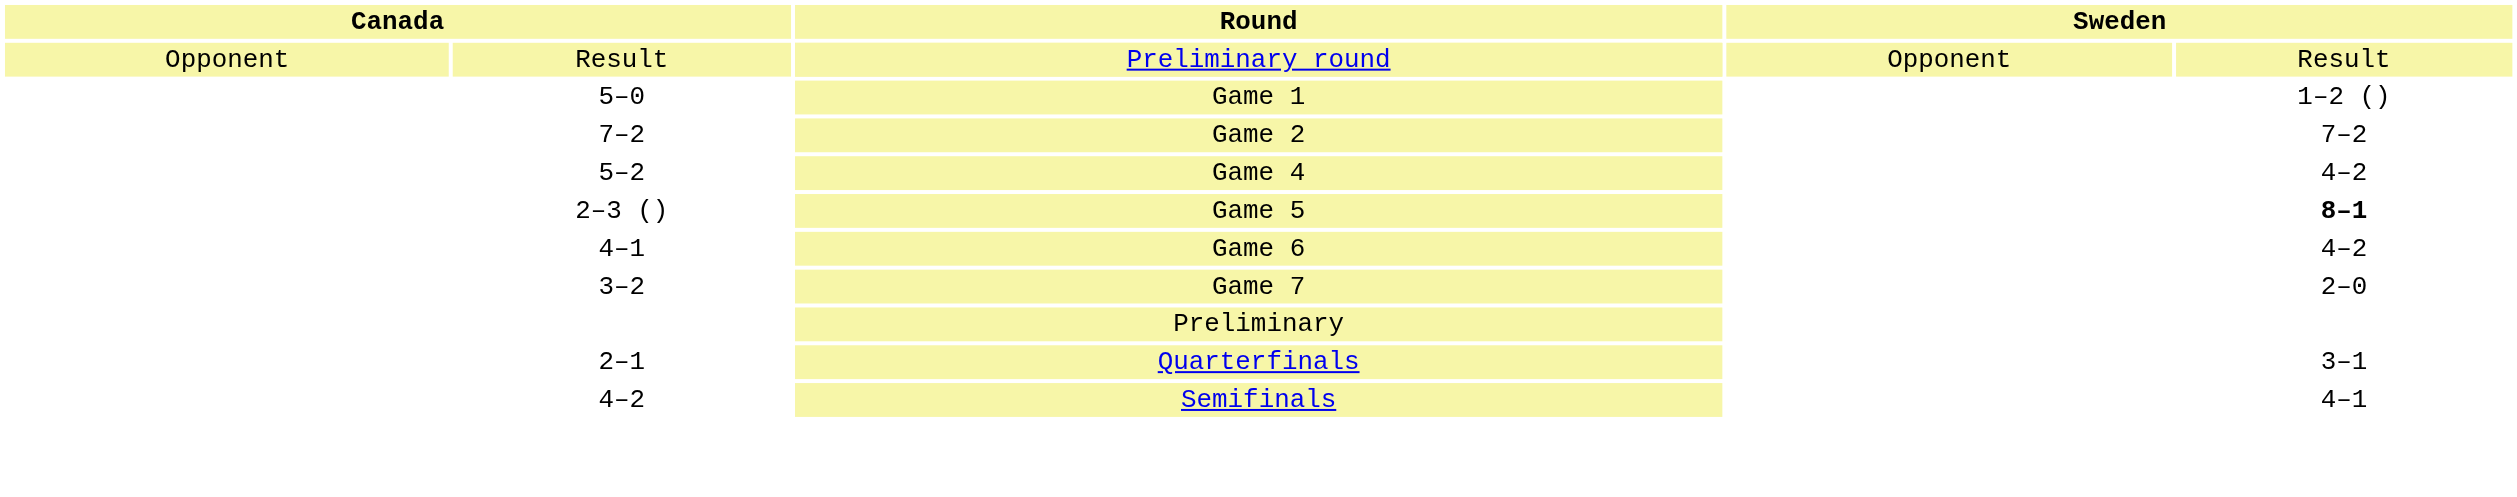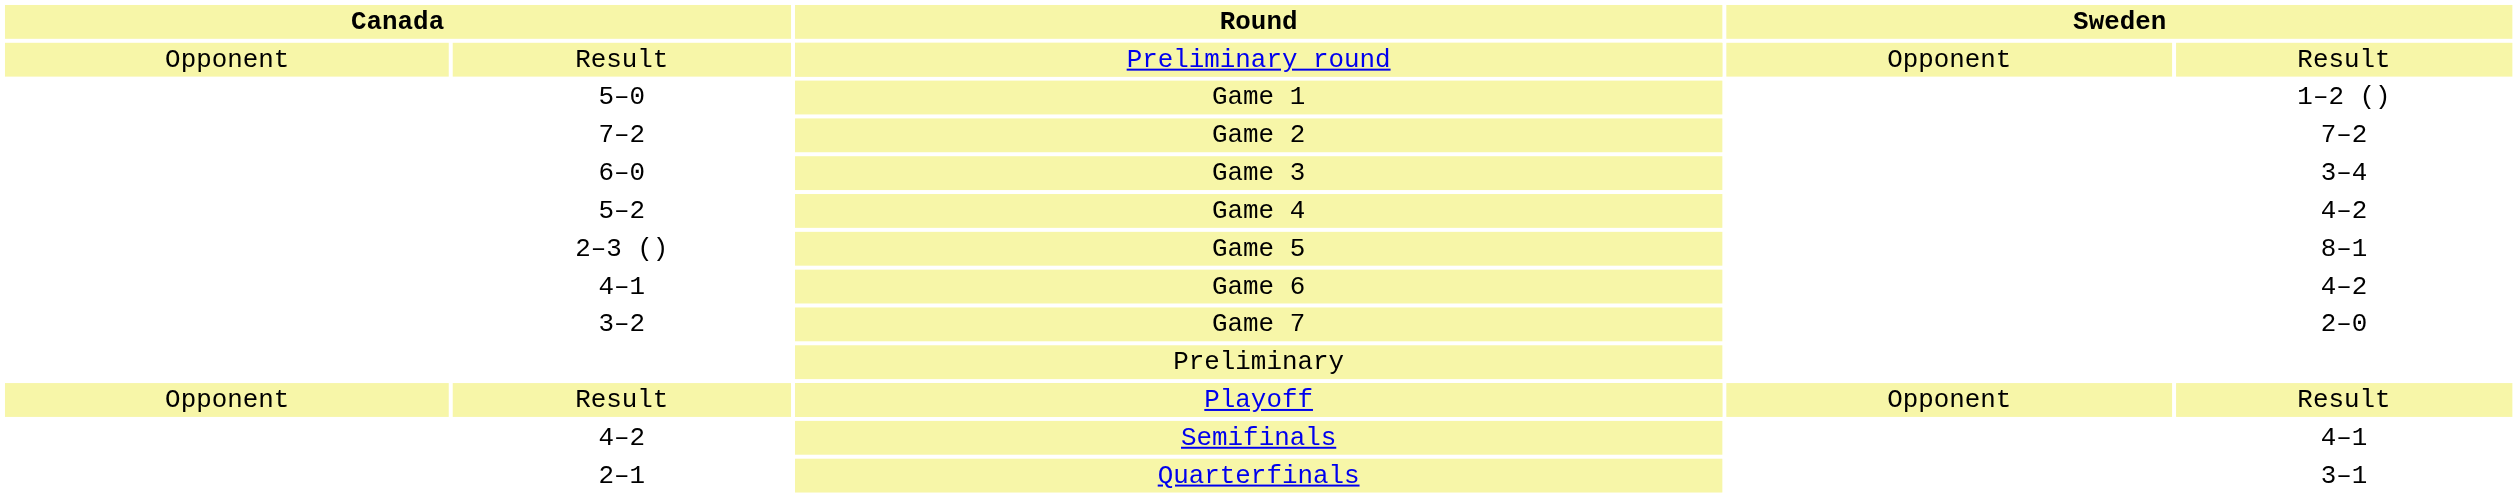+ row: (1259, 173)
(2344, 211) bold -> (2344, 249) normal
+ row: (1259, 400)
rows swapped: (1259, 362) <-> (1259, 400)
